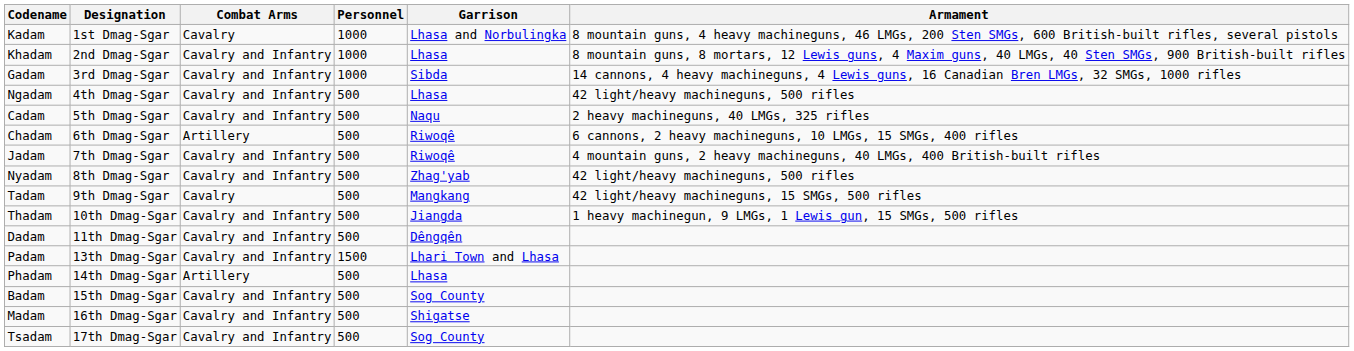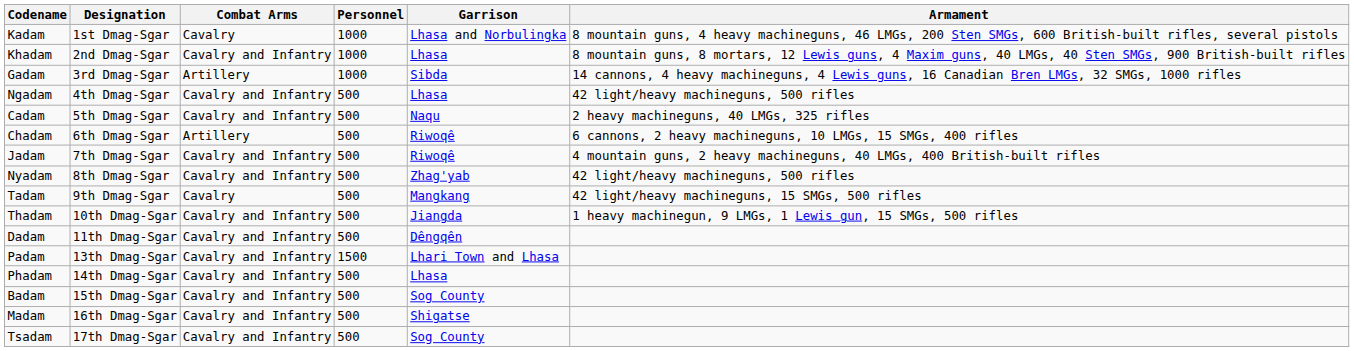(257, 75) Cavalry and Infantry -> (216, 75) Artillery
(216, 276) Artillery -> (257, 276) Cavalry and Infantry
